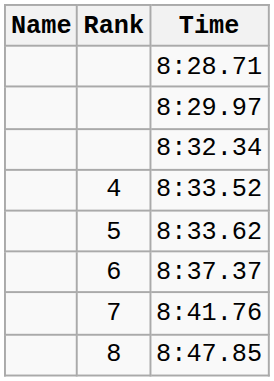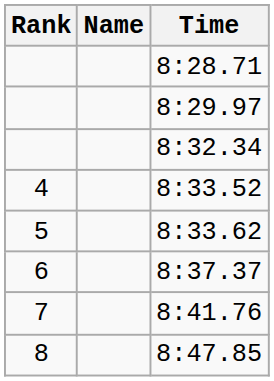columns swapped: (114, 26) <-> (41, 26)
